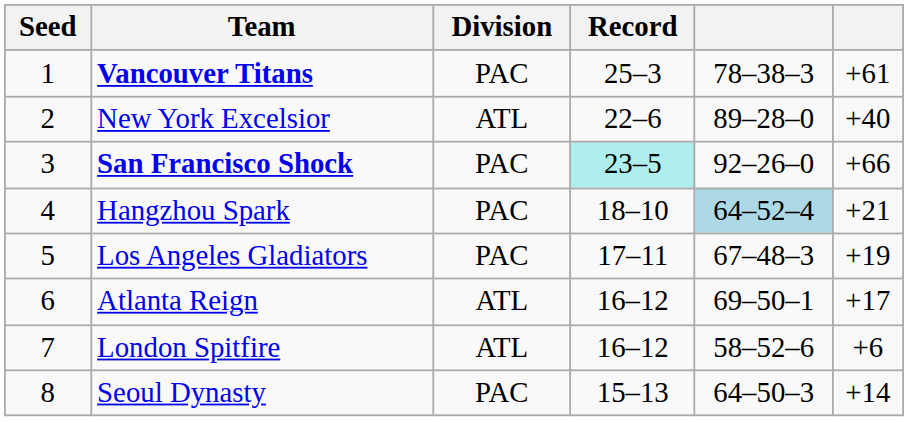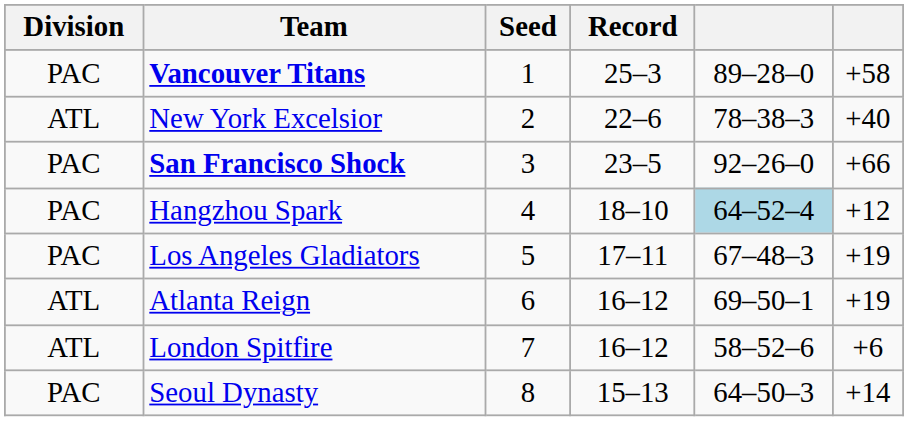columns swapped: (48, 27) <-> (502, 27)
(764, 73) 78–38–3 -> (764, 73) 89–28–0
(868, 73) +61 -> (868, 73) +58
(764, 118) 89–28–0 -> (764, 118) 78–38–3
(633, 164) paleturquoise background -> (633, 164) no background
(868, 210) +21 -> (868, 210) +12
(868, 301) +17 -> (868, 301) +19
